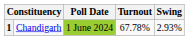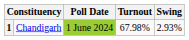(135, 27) 67.78% -> (135, 27) 67.98%
